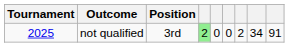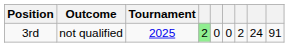columns swapped: (41, 14) <-> (172, 14)
(256, 33) 34 -> (256, 33) 24
